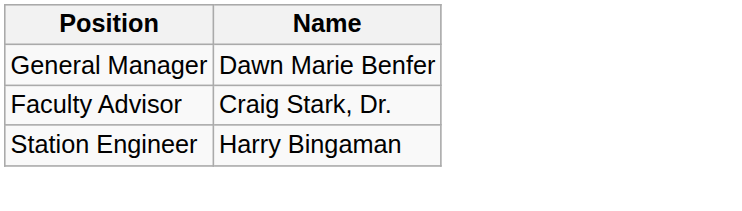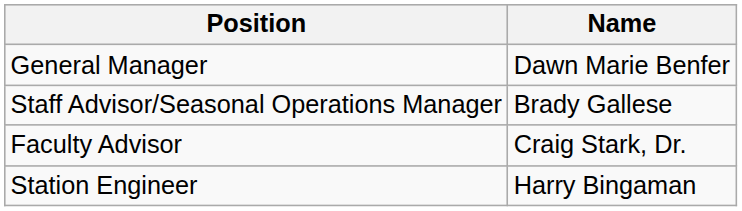+ row: (256, 104)
